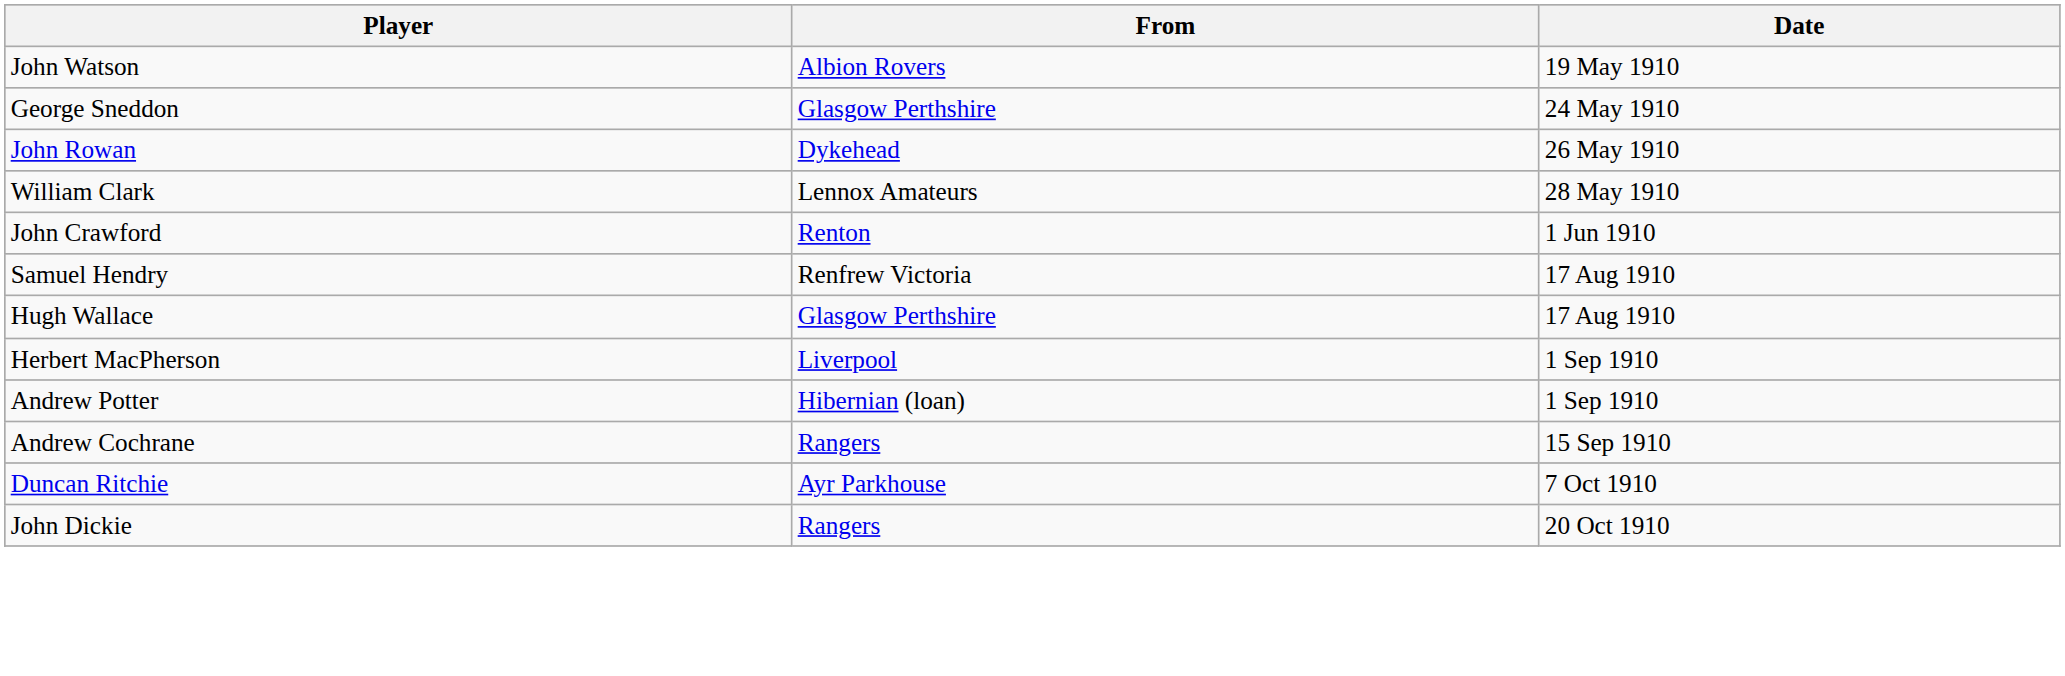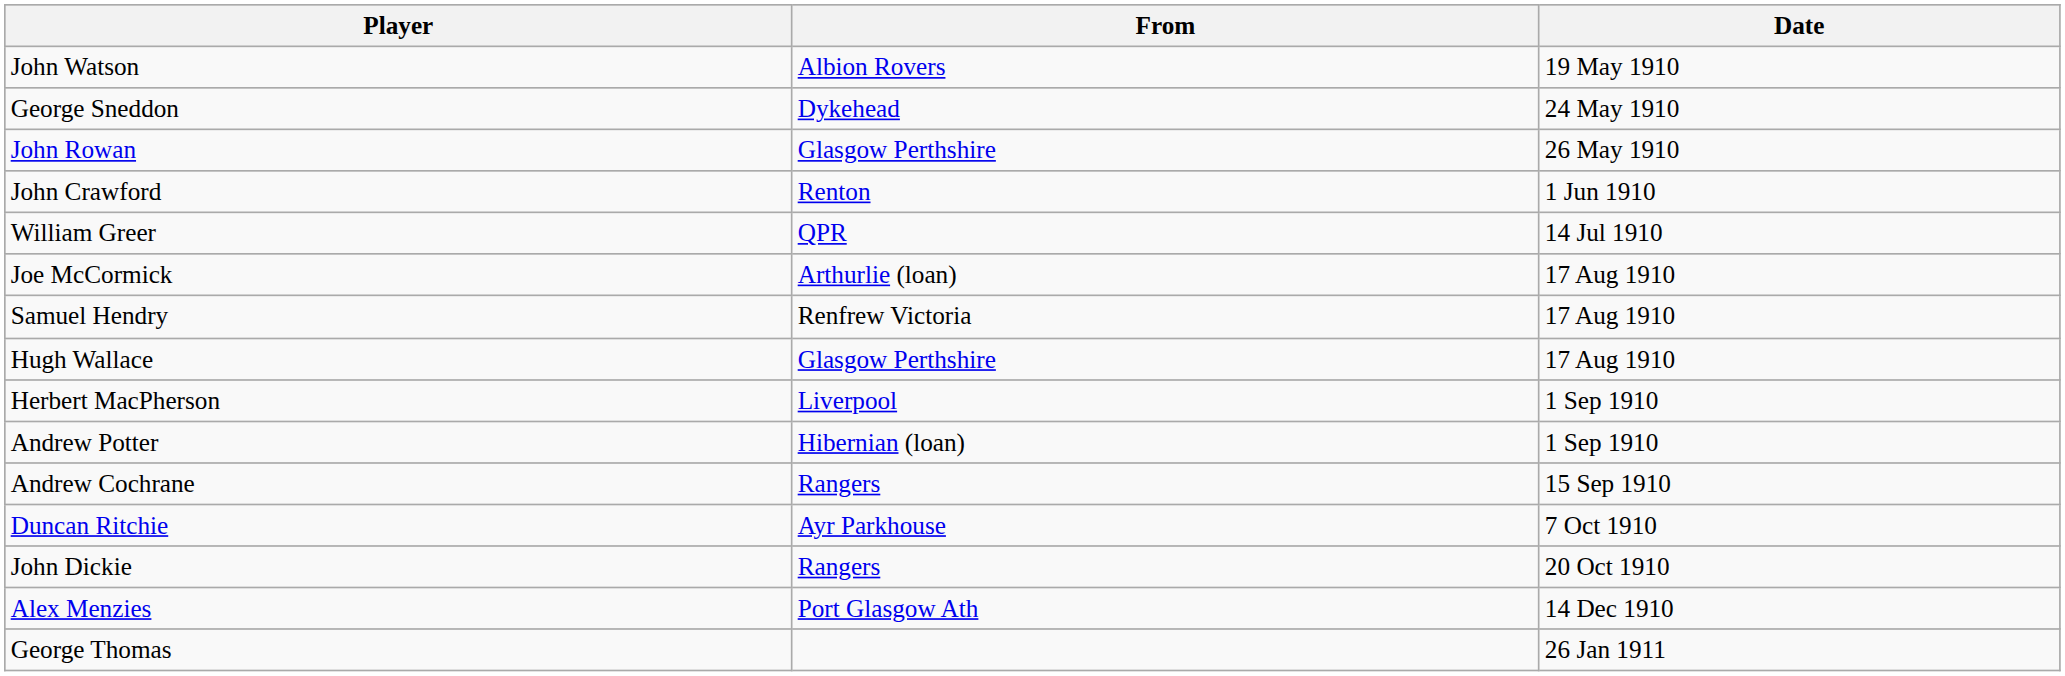(897, 108) Glasgow Perthshire -> (849, 108) Dykehead
(849, 150) Dykehead -> (897, 150) Glasgow Perthshire
- row: (83, 191)
+ row: (83, 233)
+ row: (92, 275)
+ row: (81, 607)
+ row: (91, 649)
